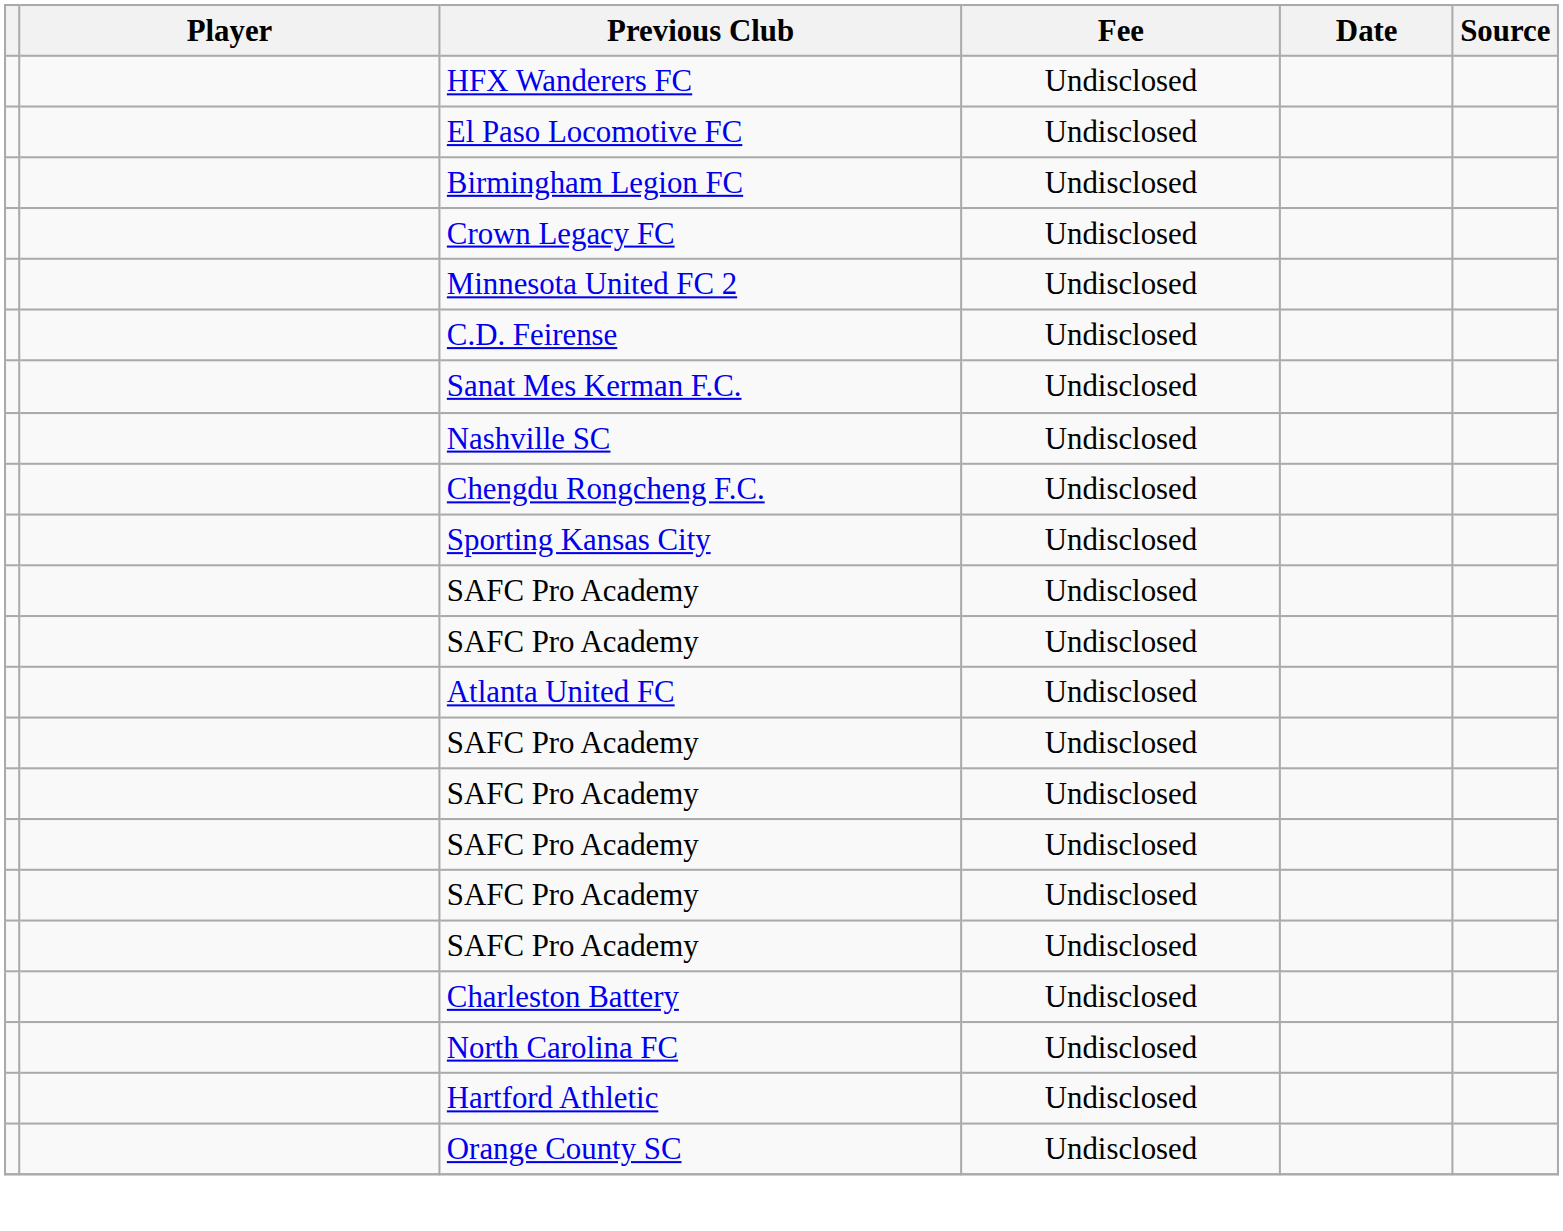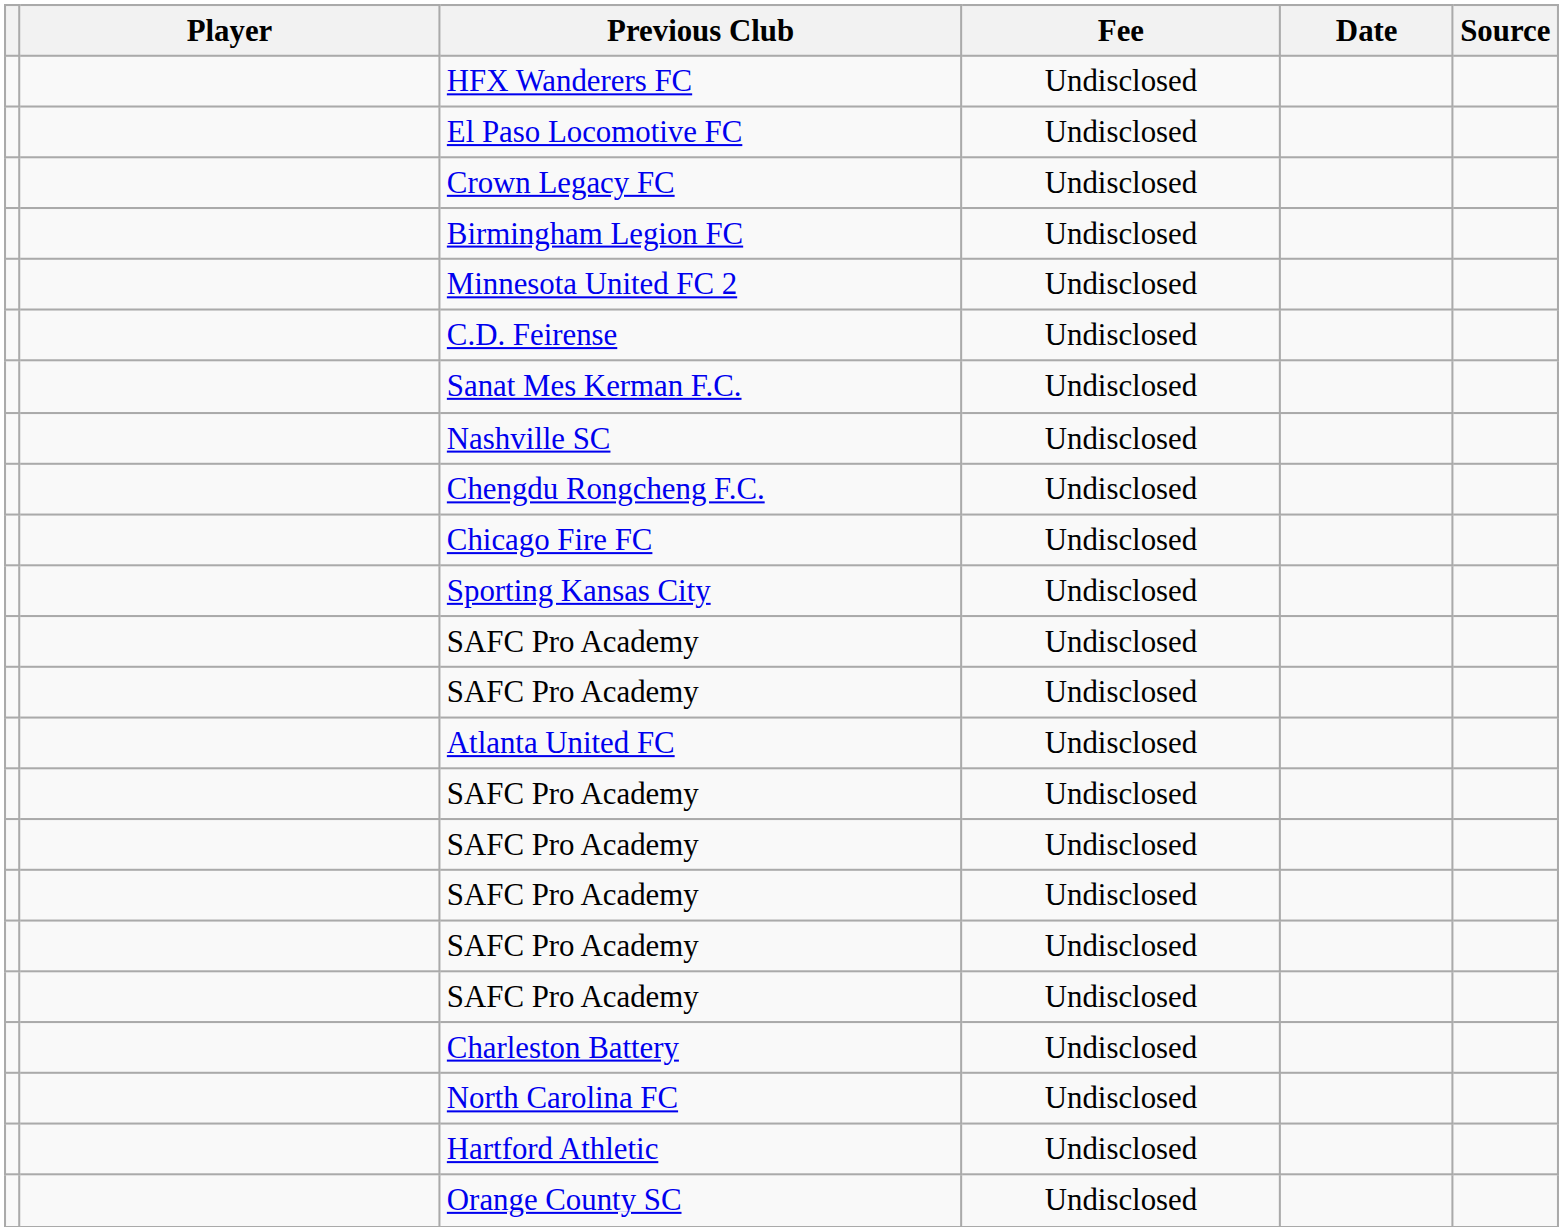rows swapped: (12, 183) <-> (12, 234)
+ row: (12, 539)
